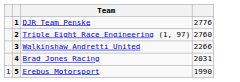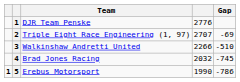+ column: (225, 11)
(203, 35) 2760 -> (203, 35) 2707
(203, 59) 2031 -> (203, 59) 2032
(8, 72) normal -> (8, 72) bold
